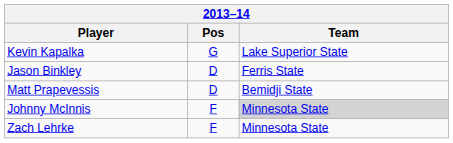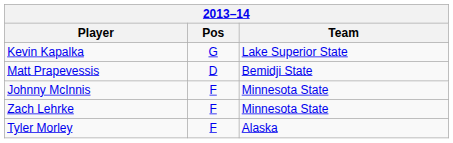- row: (44, 71)
(285, 109) lightgrey background -> (285, 90) no background
+ row: (40, 128)
